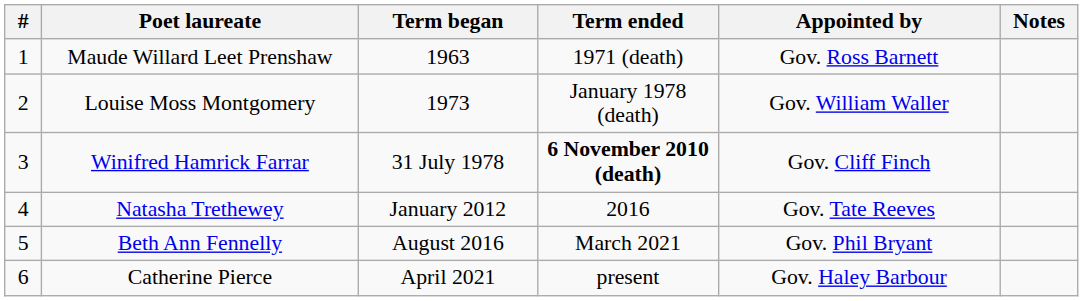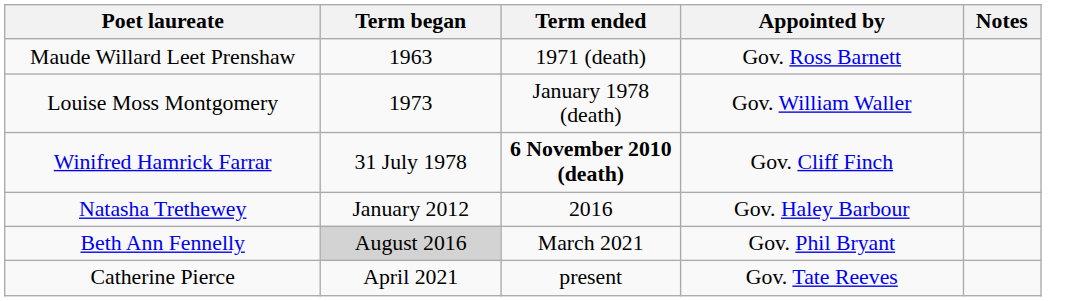- column: (23, 21)
(859, 208) Gov. Tate Reeves -> (822, 208) Gov. Haley Barbour
(448, 243) no background -> (411, 243) lightgrey background
(859, 277) Gov. Haley Barbour -> (822, 277) Gov. Tate Reeves
